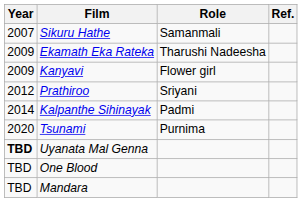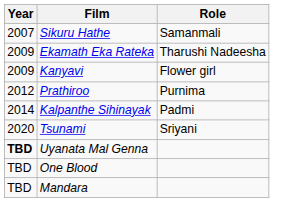- column: (283, 14)
(178, 91) Sriyani -> (182, 91) Purnima
(182, 129) Purnima -> (178, 129) Sriyani
